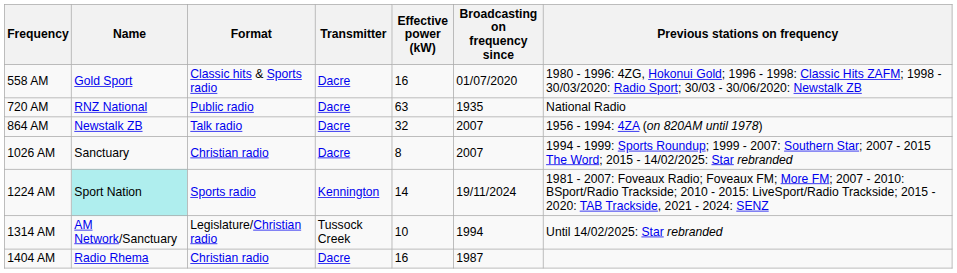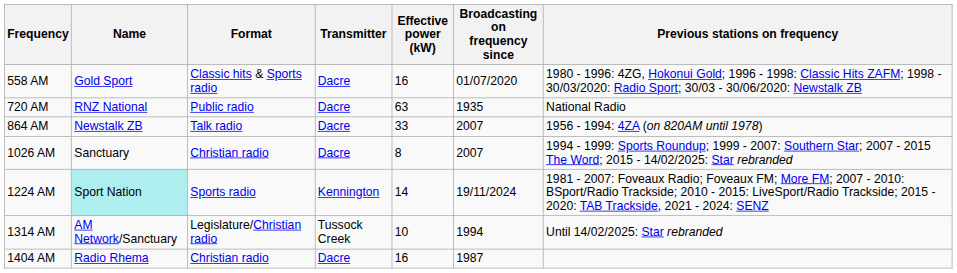(402, 126) 32 -> (402, 126) 33
